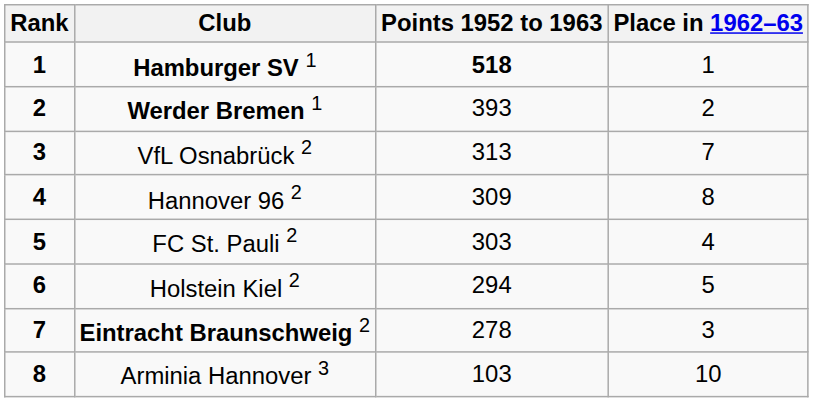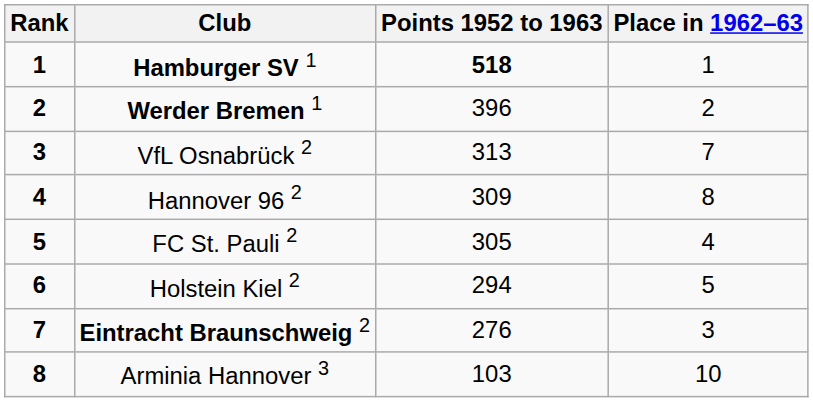(492, 108) 393 -> (492, 108) 396
(492, 241) 303 -> (492, 241) 305
(492, 329) 278 -> (492, 329) 276
